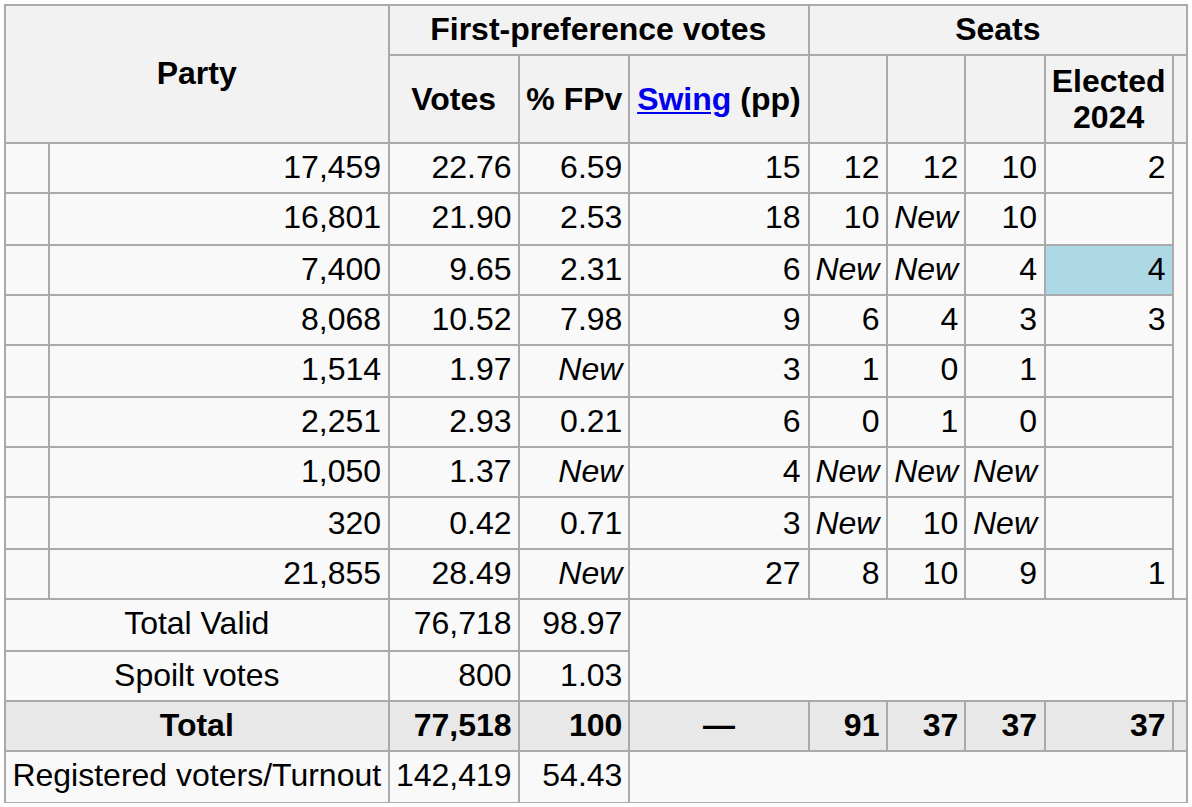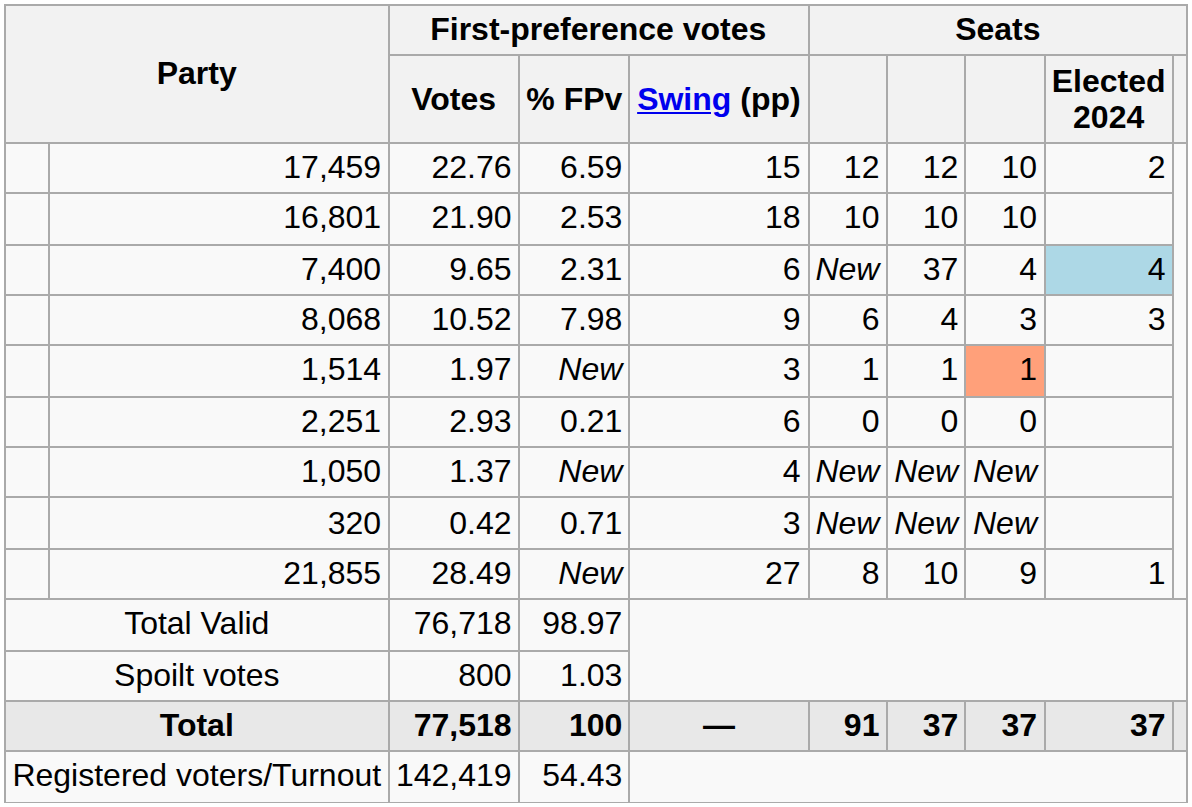(926, 218) New -> (940, 218) 10
(926, 268) New -> (940, 268) 37
(949, 370) 0 -> (949, 370) 1
(1028, 370) no background -> (1028, 370) lightsalmon background
(949, 421) 1 -> (949, 421) 0
(940, 522) 10 -> (926, 522) New
